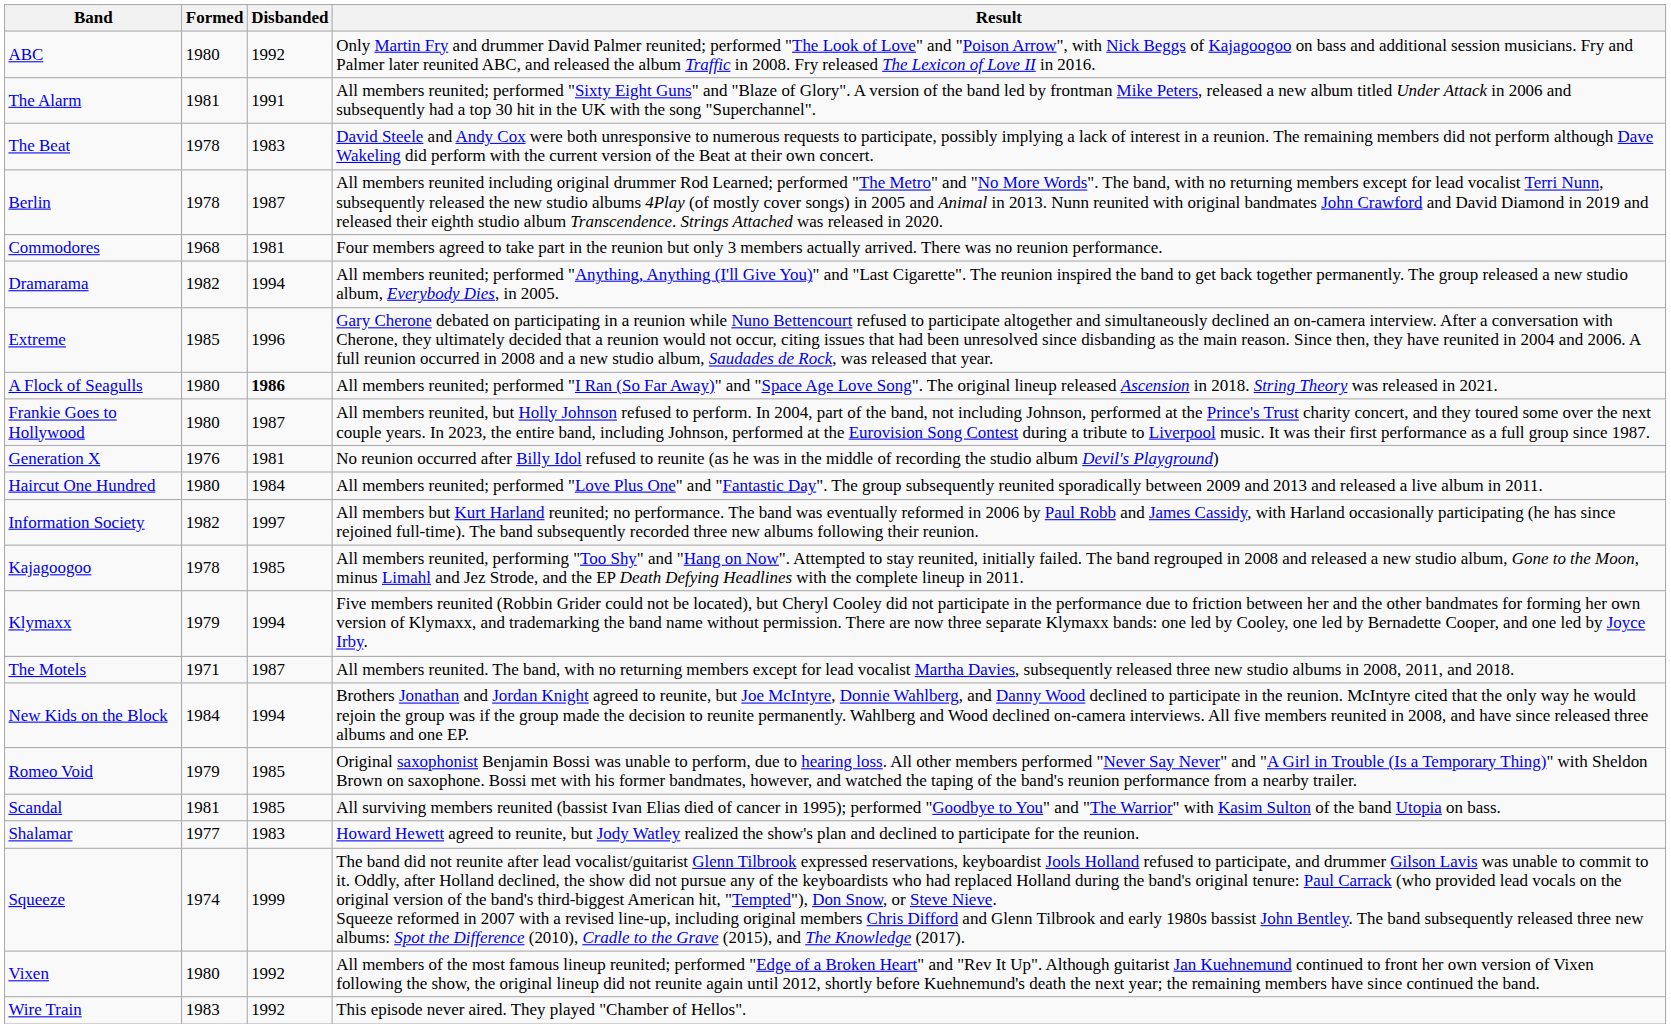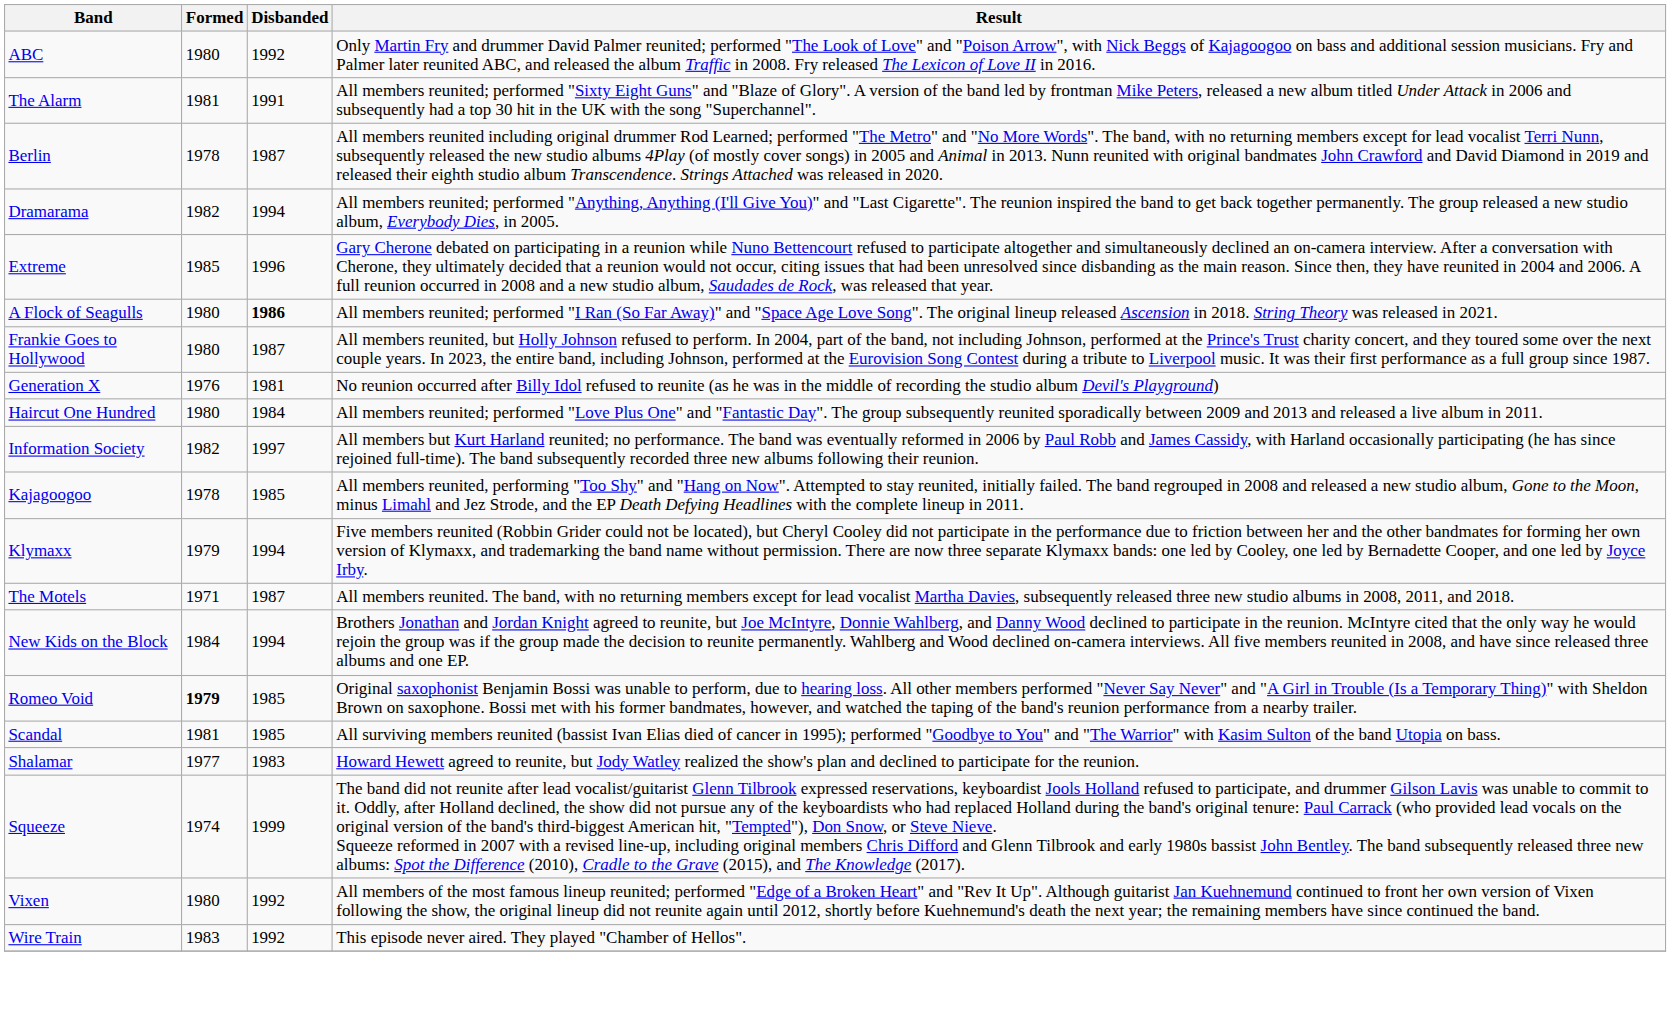- row: (39, 146)
- row: (54, 247)
(203, 770) normal -> (203, 698) bold
